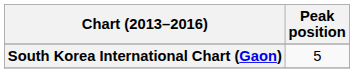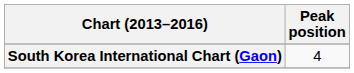(317, 56) 5 -> (317, 56) 4
